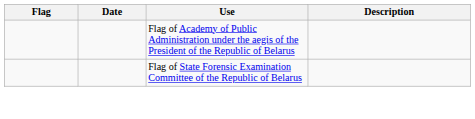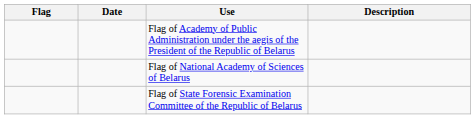+ row: (226, 72)
